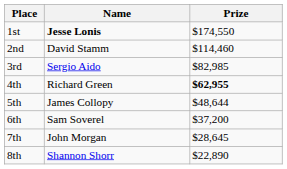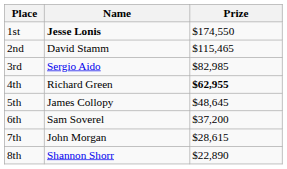(213, 48) $114,460 -> (213, 48) $115,465
(210, 102) $48,644 -> (210, 102) $48,645
(210, 137) $28,645 -> (210, 137) $28,615
